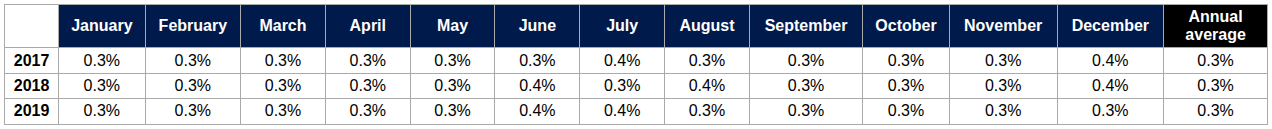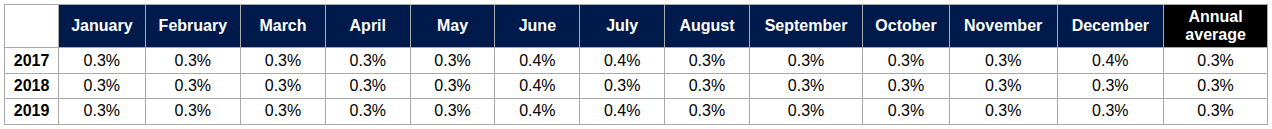(537, 60) 0.3% -> (537, 60) 0.4%
(707, 85) 0.4% -> (707, 85) 0.3%
(1110, 85) 0.4% -> (1110, 85) 0.3%
